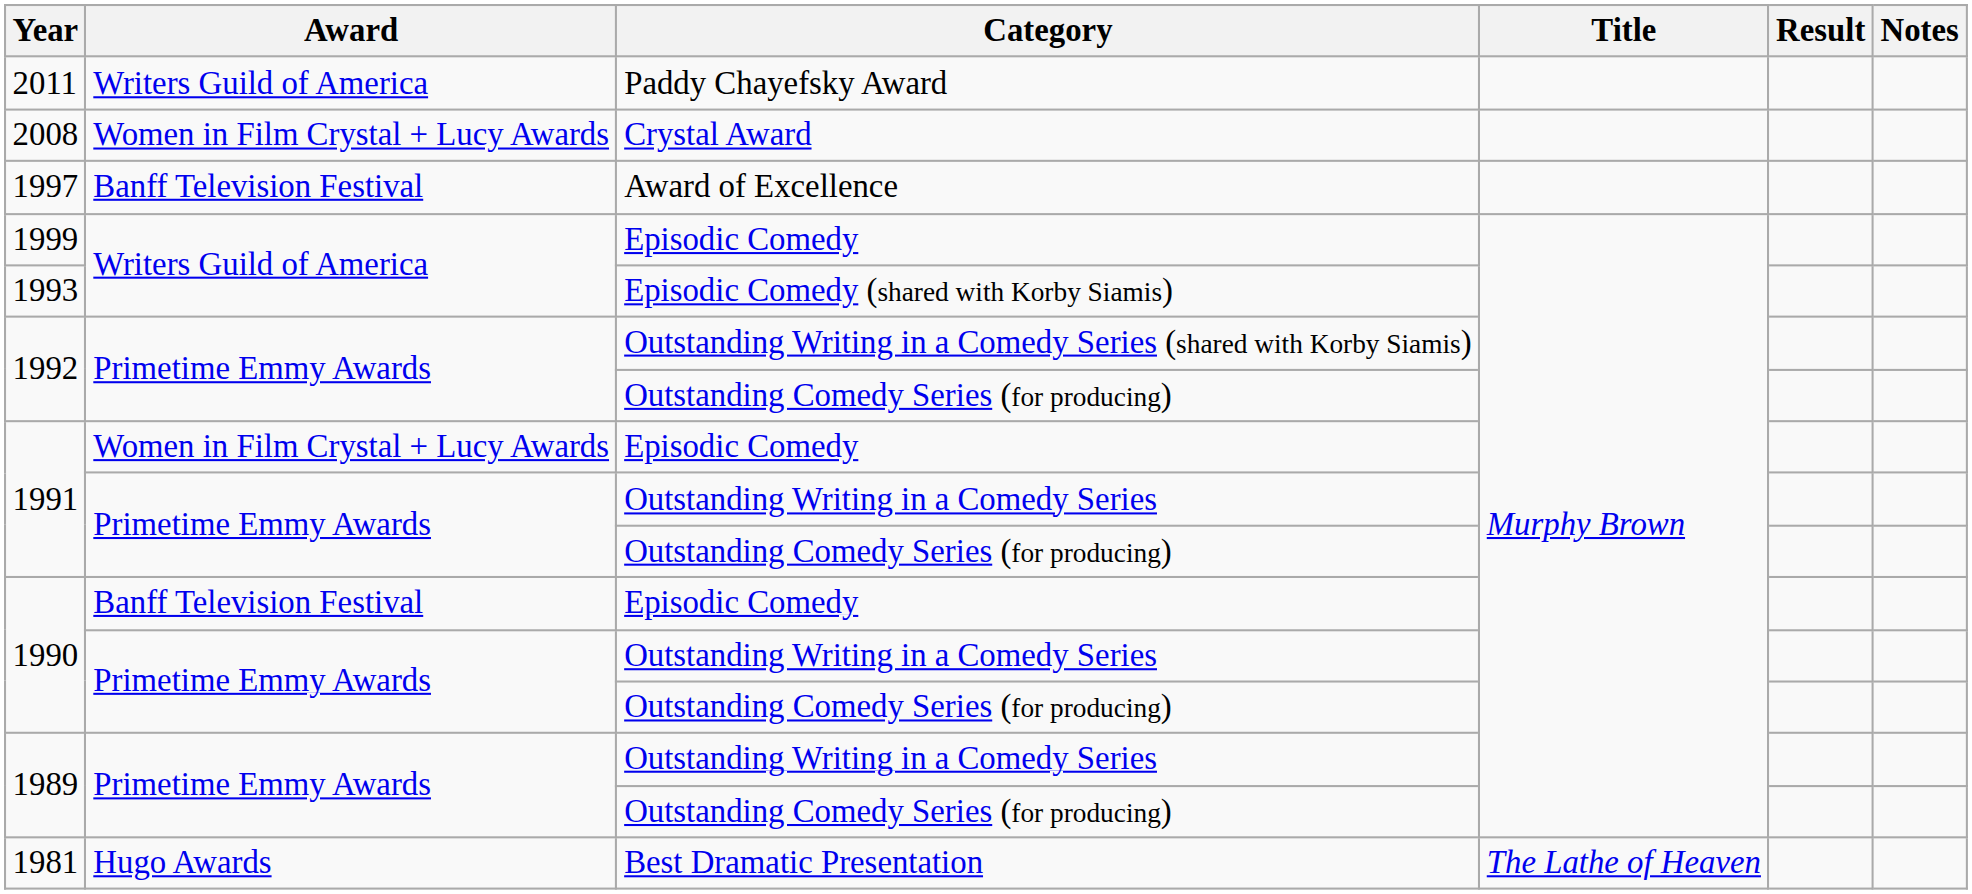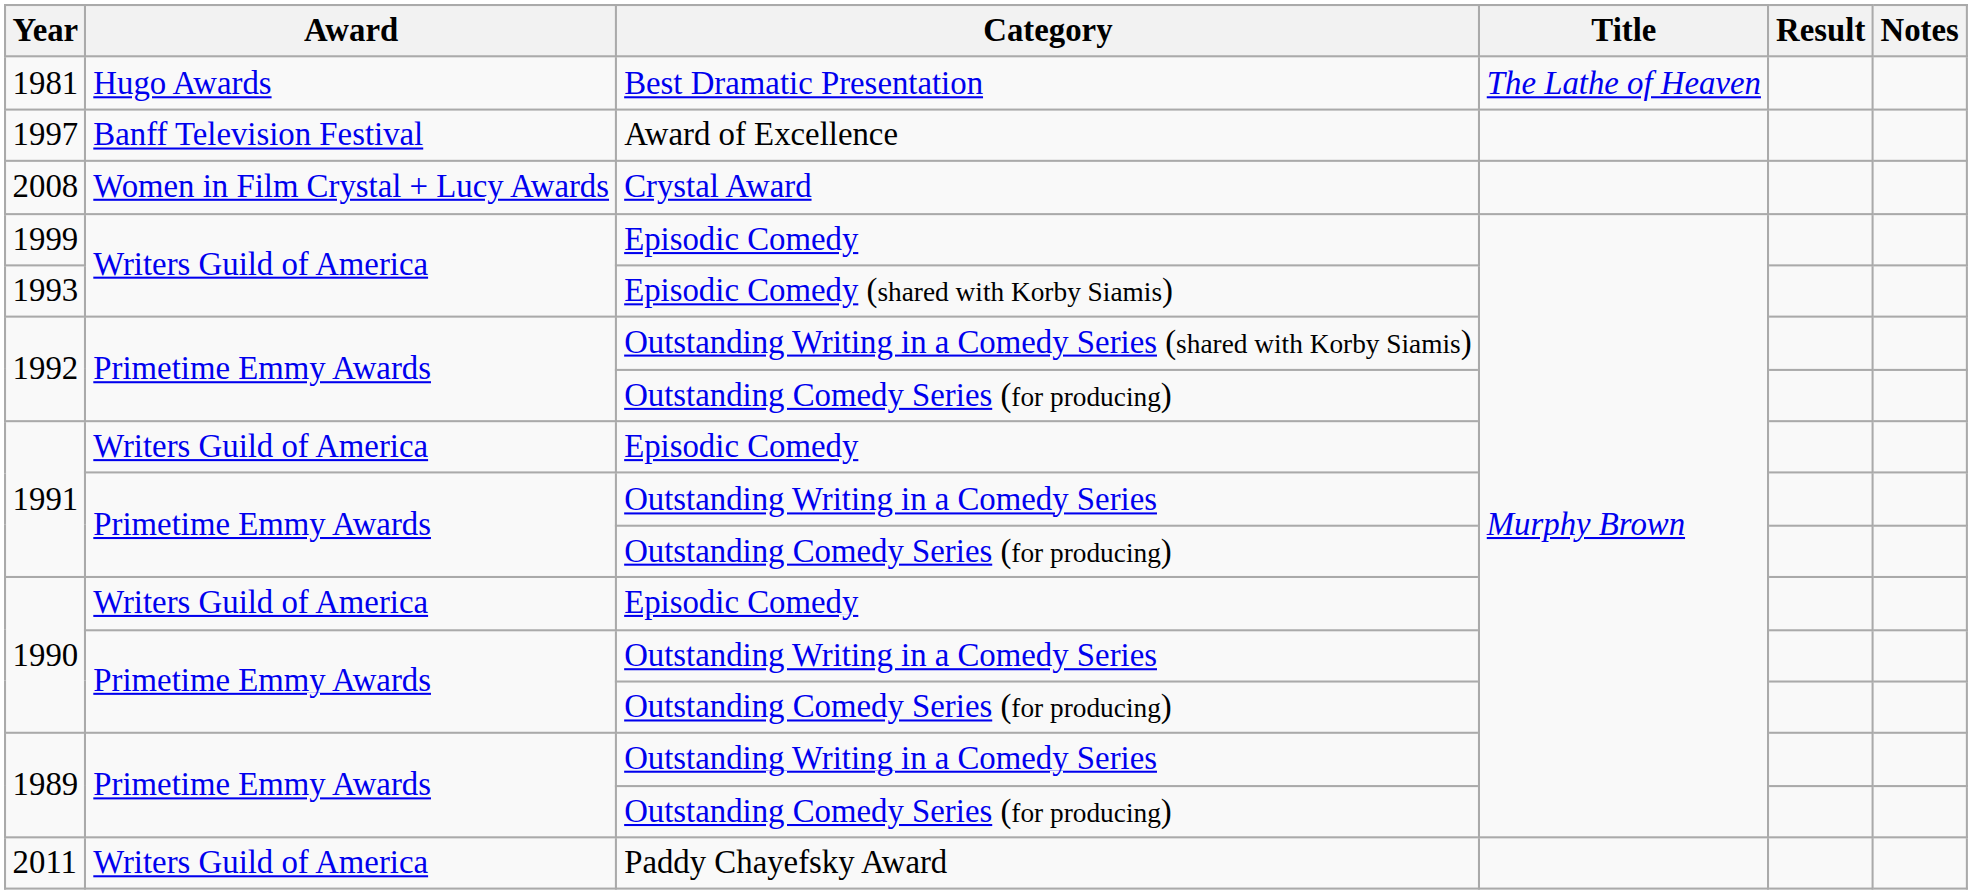rows swapped: (45, 82) <-> (45, 862)
rows swapped: (45, 134) <-> (45, 186)
(351, 446) Women in Film Crystal + Lucy Awards -> (261, 446) Writers Guild of America
(258, 602) Banff Television Festival -> (261, 602) Writers Guild of America
